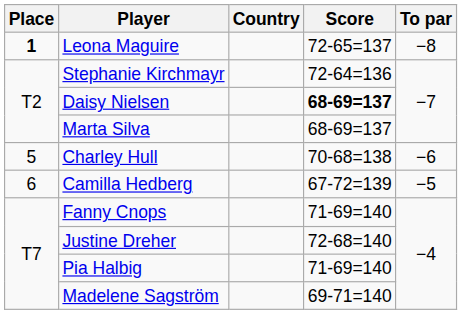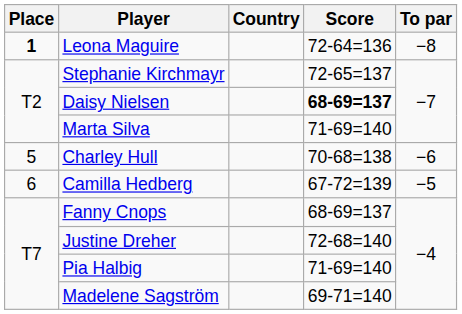(350, 46) 72-65=137 -> (350, 46) 72-64=136
(350, 74) 72-64=136 -> (350, 74) 72-65=137
(350, 129) 68-69=137 -> (350, 129) 71-69=140
(350, 212) 71-69=140 -> (350, 212) 68-69=137
